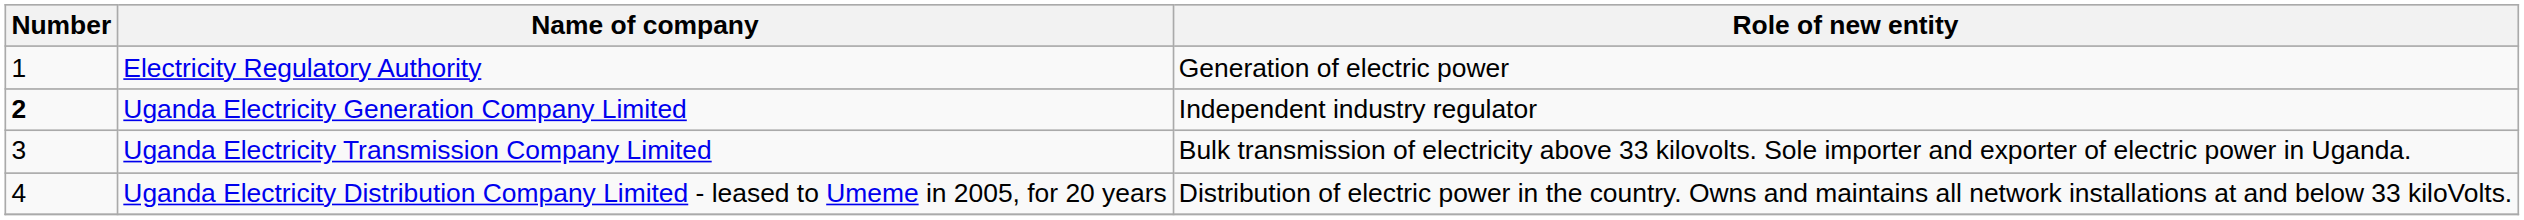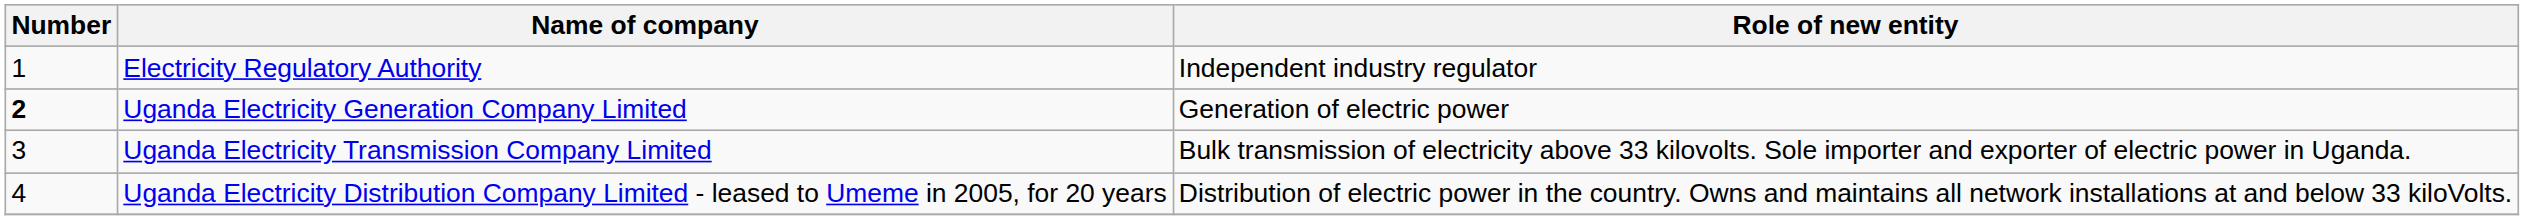(1344, 67) Generation of electric power -> (1358, 67) Independent industry regulator
(1358, 109) Independent industry regulator -> (1344, 109) Generation of electric power
